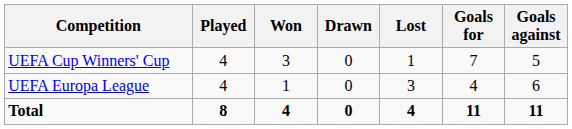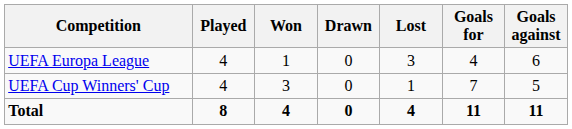rows swapped: (89, 60) <-> (79, 85)
